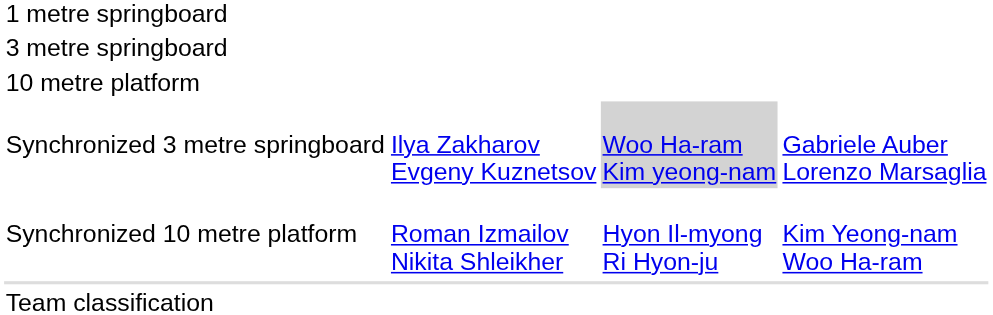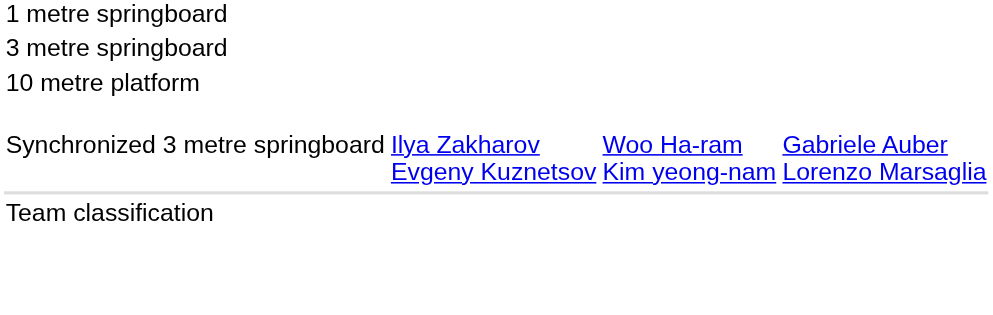(689, 158) lightgrey background -> (689, 158) no background
- row: (181, 234)
